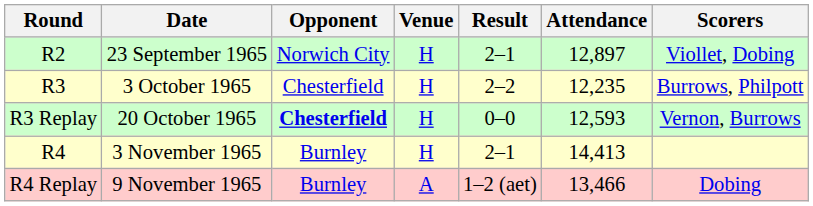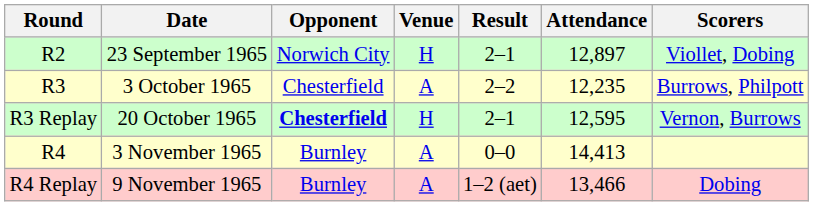(426, 86) H -> (426, 86) A
(500, 119) 0–0 -> (500, 119) 2–1
(597, 119) 12,593 -> (597, 119) 12,595
(426, 151) H -> (426, 151) A
(500, 151) 2–1 -> (500, 151) 0–0
